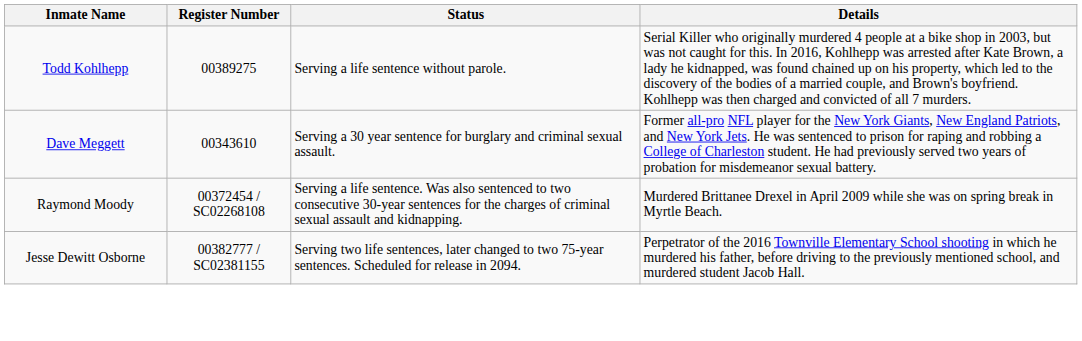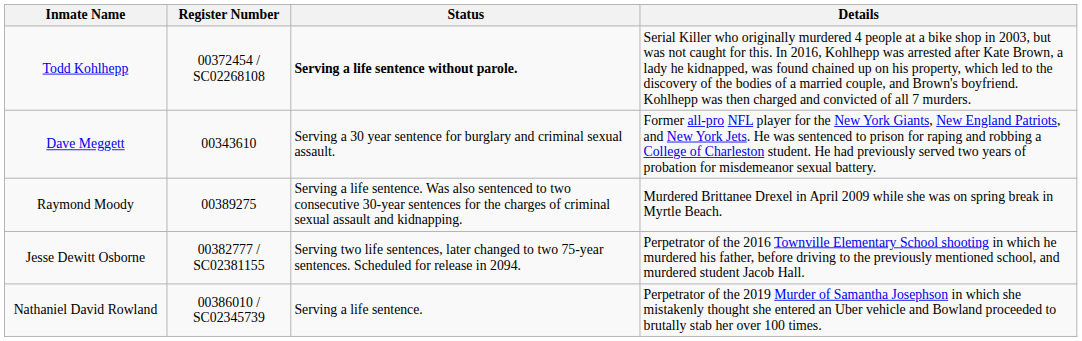(229, 68) 00389275 -> (229, 68) 00372454 / SC02268108
(400, 68) normal -> (406, 68) bold
(229, 204) 00372454 / SC02268108 -> (229, 204) 00389275
+ row: (85, 310)
